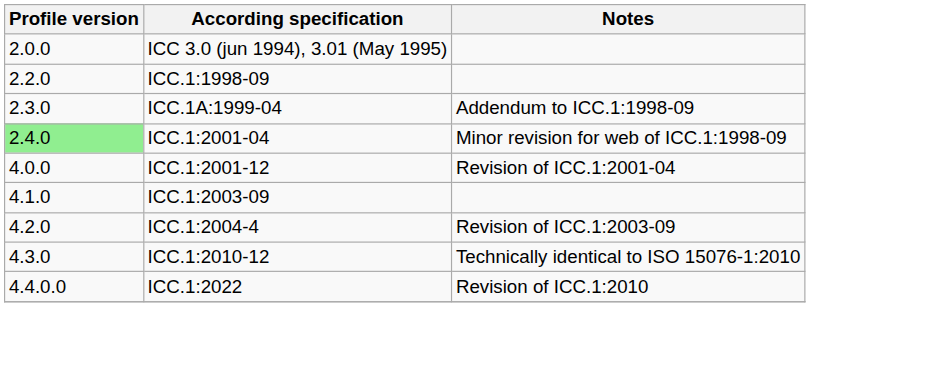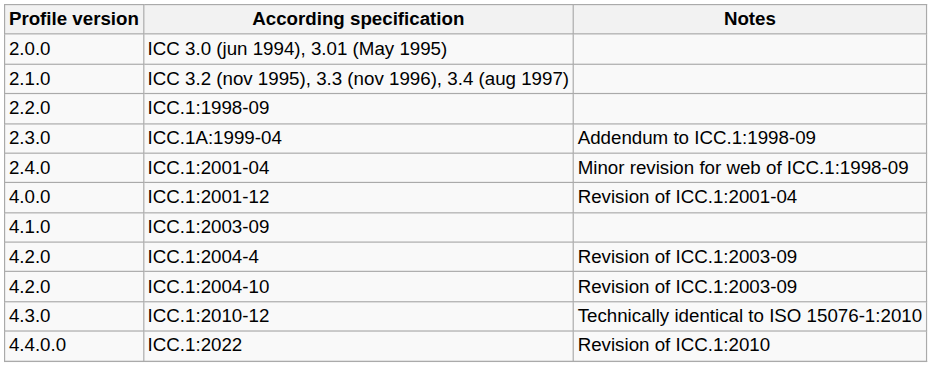+ row: (358, 78)
(30, 138) lightgreen background -> (30, 167) no background
+ row: (208, 286)
